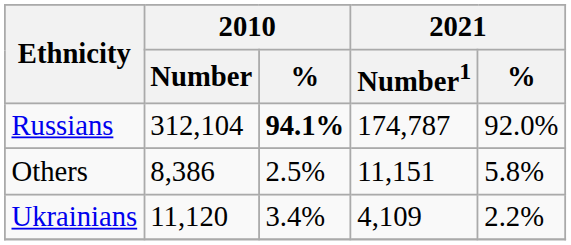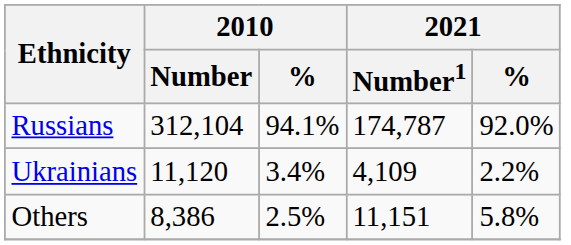(305, 125) bold -> (302, 125) normal
rows swapped: (74, 216) <-> (50, 171)
